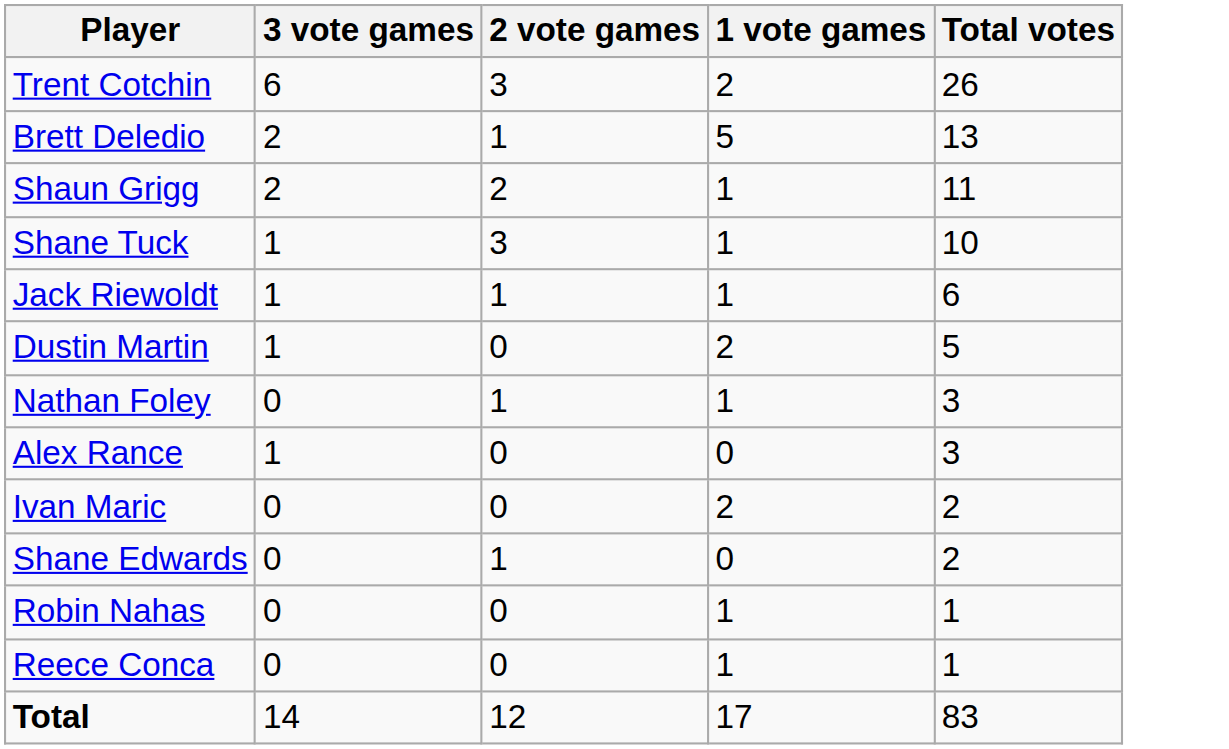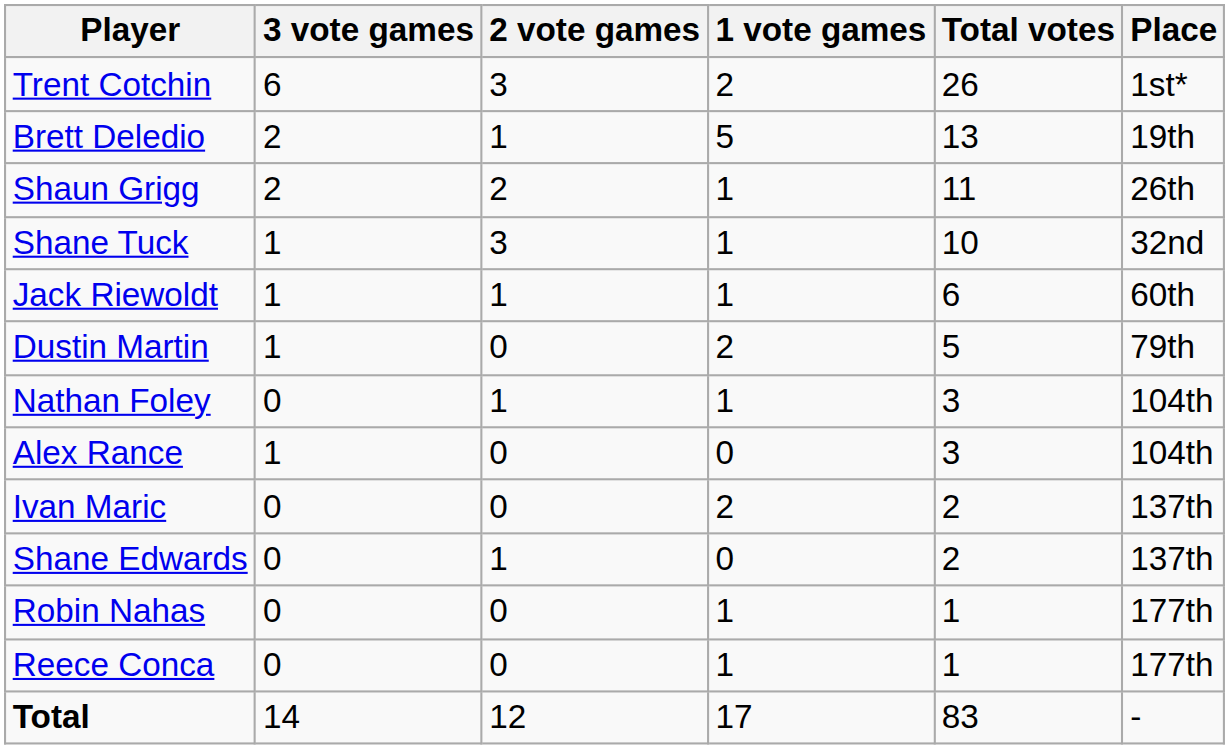+ column: (1174, 30)
